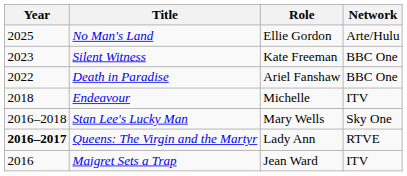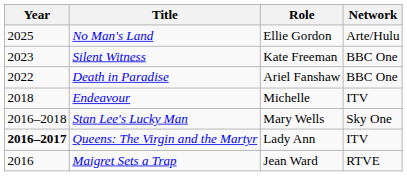(363, 139) RTVE -> (357, 139) ITV
(357, 160) ITV -> (363, 160) RTVE
